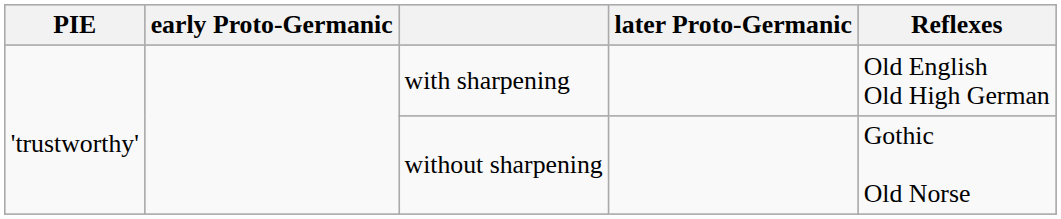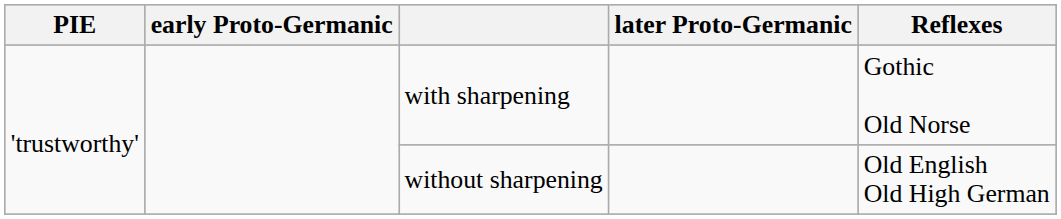(957, 80) Old English Old High German -> (917, 94) Gothic Old Norse
(917, 164) Gothic Old Norse -> (957, 179) Old English Old High German
